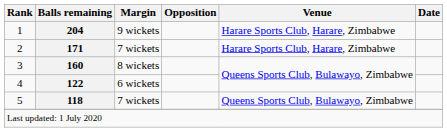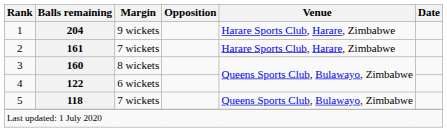(75, 48) 171 -> (75, 48) 161
